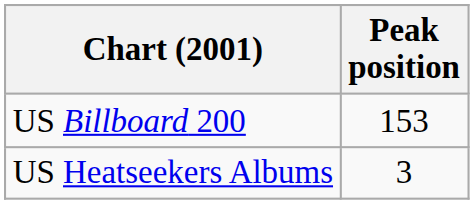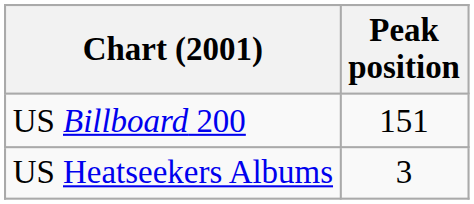(404, 119) 153 -> (404, 119) 151
